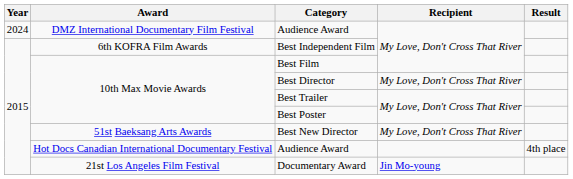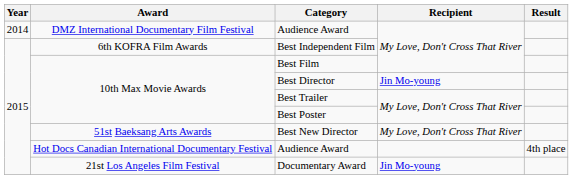(18, 30) 2024 -> (18, 30) 2014
(451, 81) My Love, Don't Cross That River -> (410, 81) Jin Mo-young
